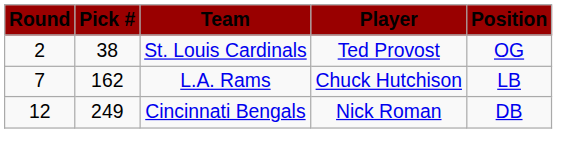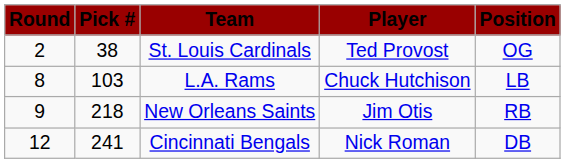(40, 81) 7 -> (40, 81) 8
(107, 81) 162 -> (107, 81) 103
+ row: (230, 111)
(107, 111) 249 -> (107, 142) 241
